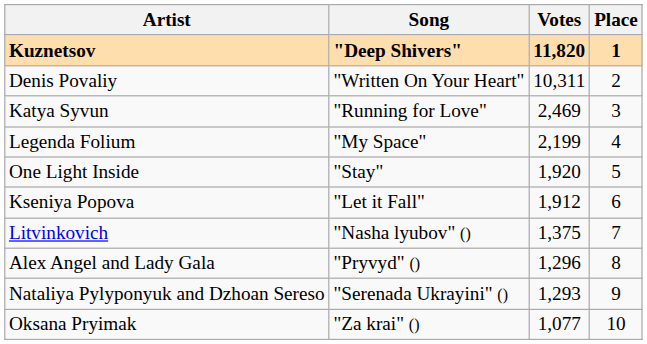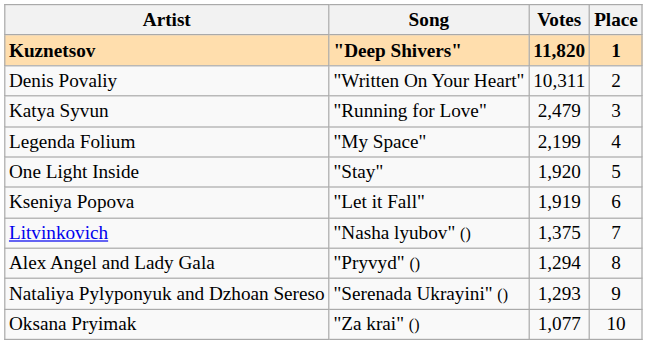(559, 111) 2,469 -> (559, 111) 2,479
(559, 202) 1,912 -> (559, 202) 1,919
(559, 263) 1,296 -> (559, 263) 1,294
